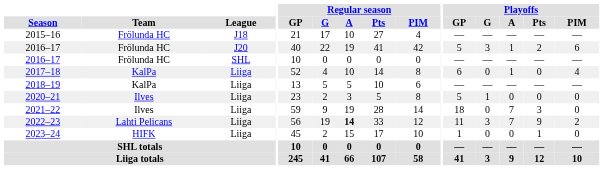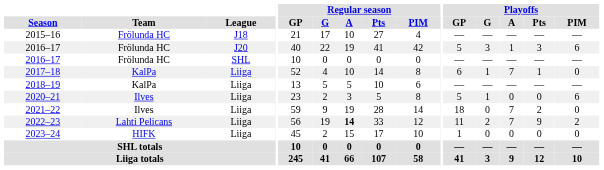(539, 47) 2 -> (539, 47) 3
(487, 72) 0 -> (487, 72) 1
(512, 72) 1 -> (512, 72) 7
(539, 72) 0 -> (539, 72) 1
(577, 72) 4 -> (577, 72) 0
(577, 97) 0 -> (577, 97) 6
(539, 109) 3 -> (539, 109) 2
(487, 121) 3 -> (487, 121) 2
(539, 134) 1 -> (539, 134) 0
